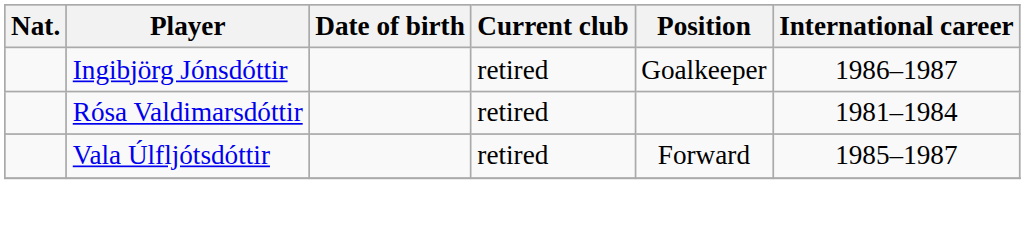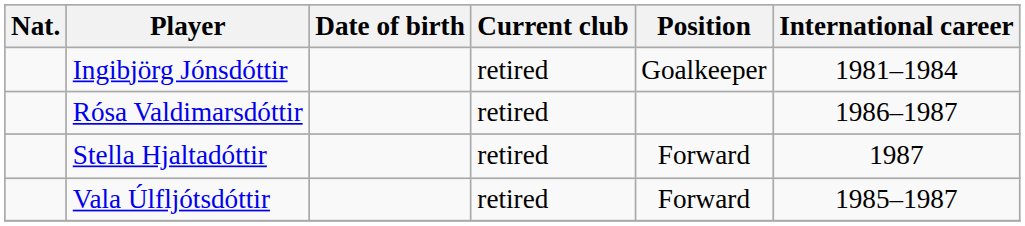(896, 69) 1986–1987 -> (896, 69) 1981–1984
(896, 112) 1981–1984 -> (896, 112) 1986–1987
+ row: (170, 155)
